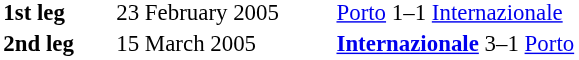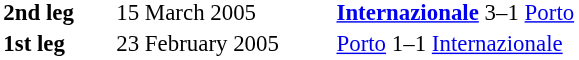rows swapped: (34, 12) <-> (39, 43)
